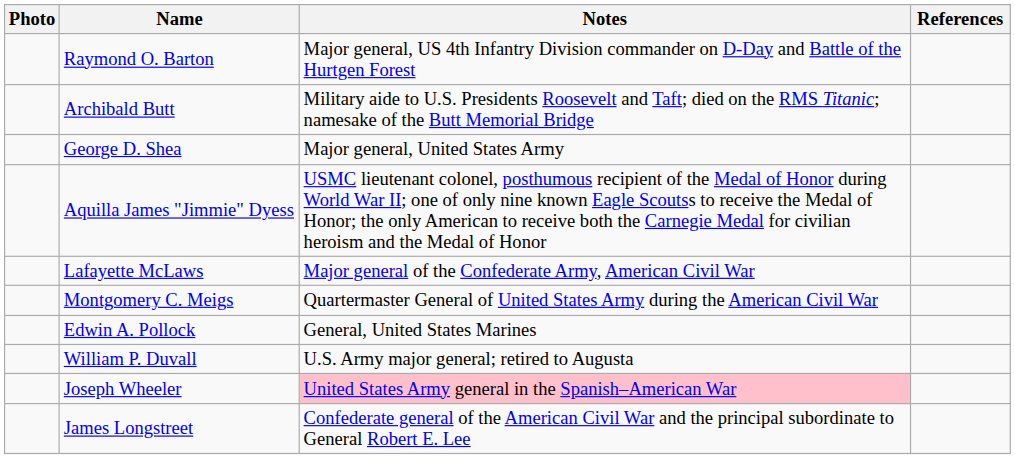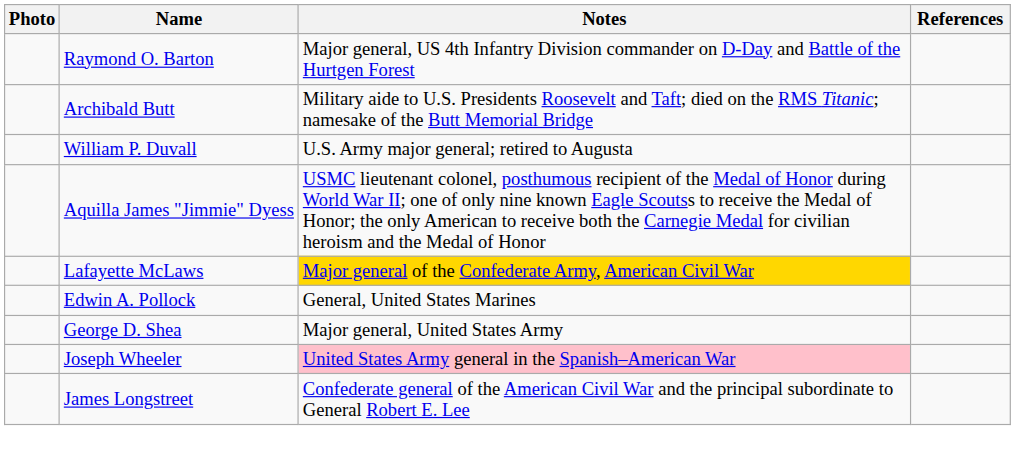rows swapped: (130, 359) <-> (123, 149)
(529, 270) no background -> (528, 270) gold background
- row: (149, 300)
